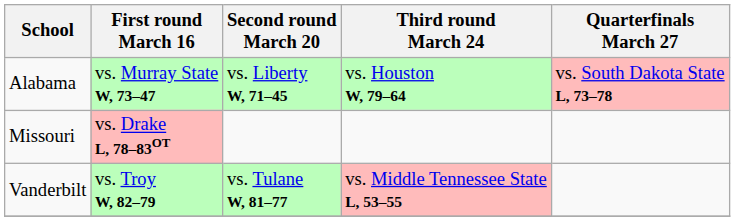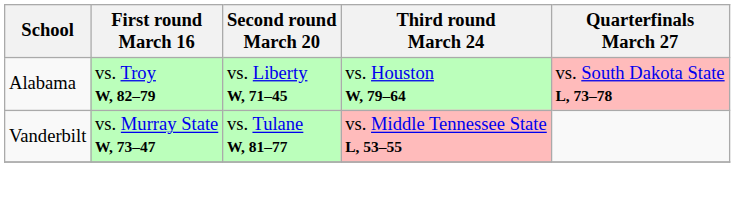(157, 83) vs. Murray State W, 73–47 -> (125, 83) vs. Troy W, 82–79
- row: (42, 136)
(125, 190) vs. Troy W, 82–79 -> (157, 136) vs. Murray State W, 73–47
